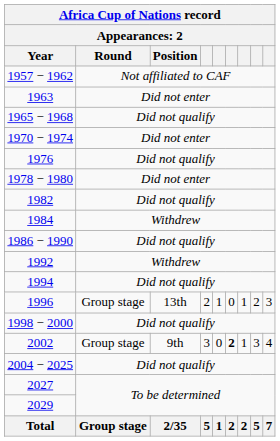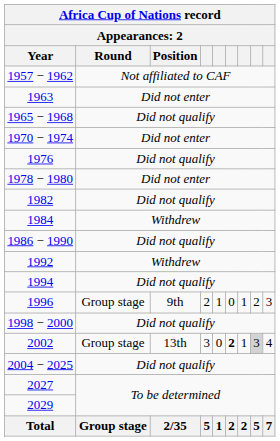(175, 302) 13th -> (175, 302) 9th
(175, 343) 9th -> (175, 343) 13th
(256, 343) no background -> (256, 343) lightgrey background
